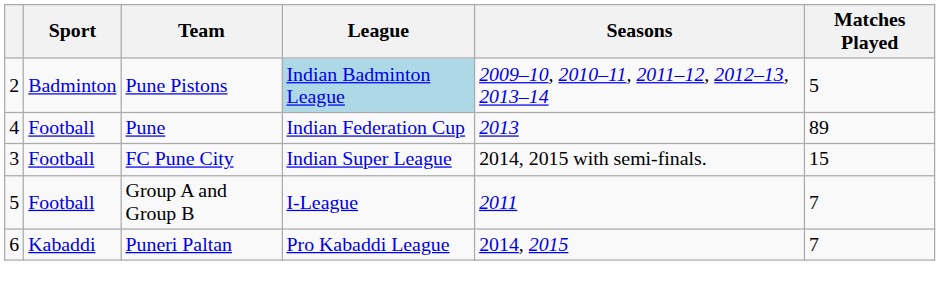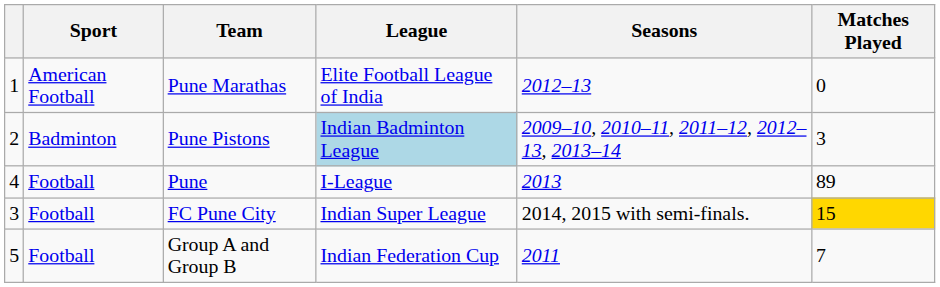+ row: (227, 85)
(814, 85) 5 -> (821, 138) 3
(376, 127) Indian Federation Cup -> (356, 181) I-League
(819, 159) no background -> (826, 213) gold background
(322, 201) I-League -> (410, 255) Indian Federation Cup
- row: (179, 244)
